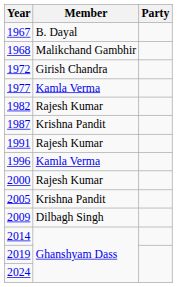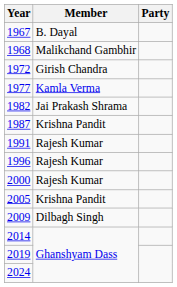(69, 106) Rajesh Kumar -> (82, 106) Jai Prakash Shrama
(68, 161) Kamla Verma -> (69, 161) Rajesh Kumar
